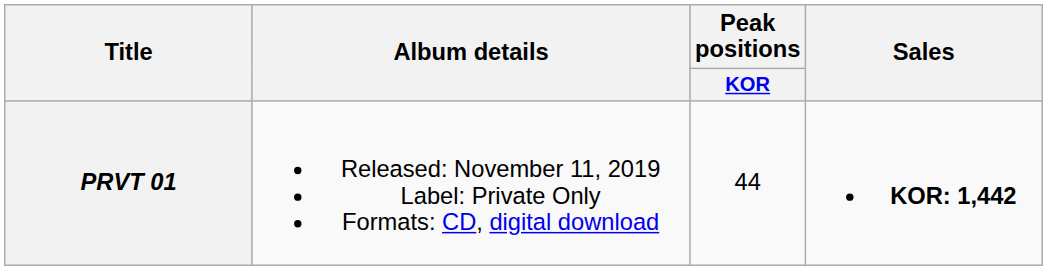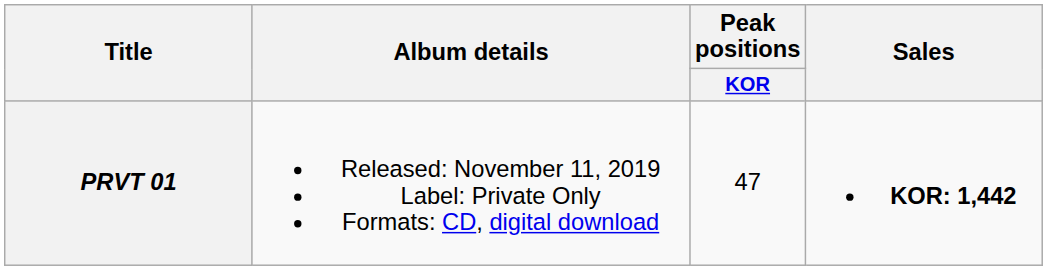(748, 182) 44 -> (748, 182) 47
